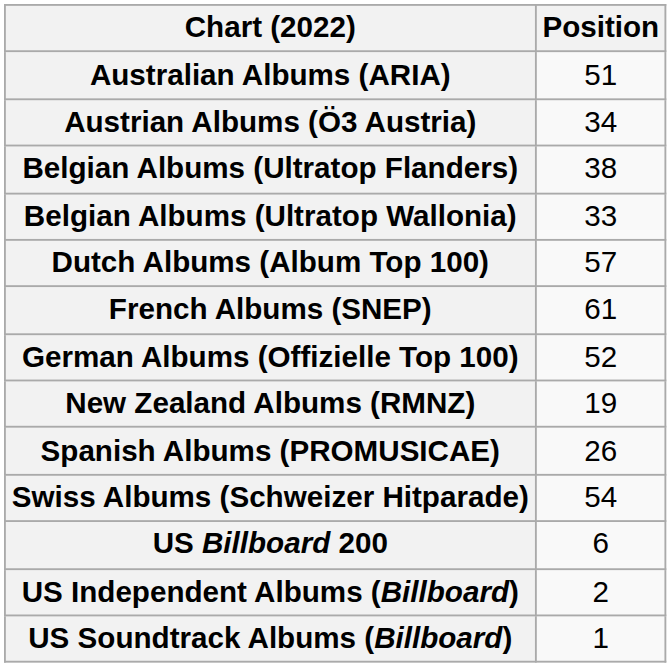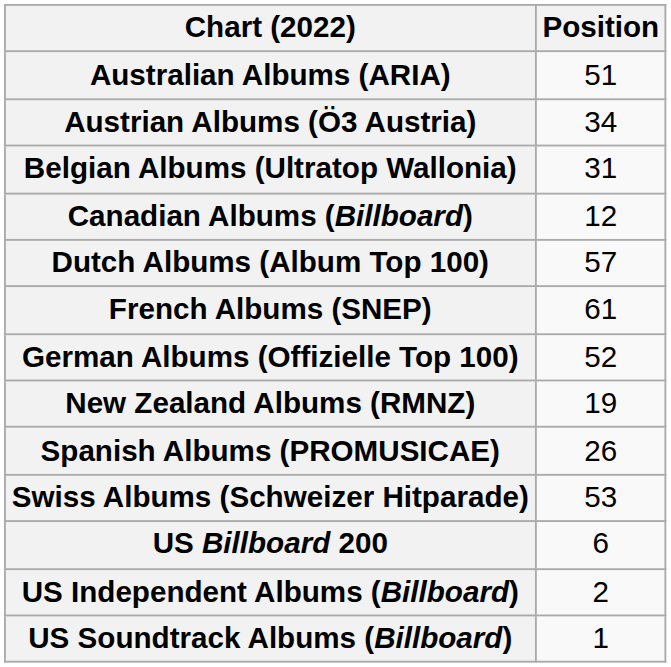- row: (270, 168)
(601, 215) 33 -> (601, 168) 31
+ row: (270, 215)
(601, 497) 54 -> (601, 497) 53
